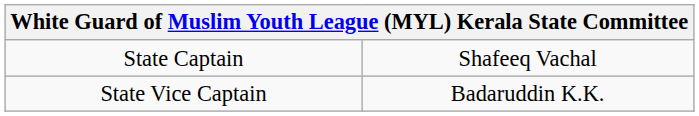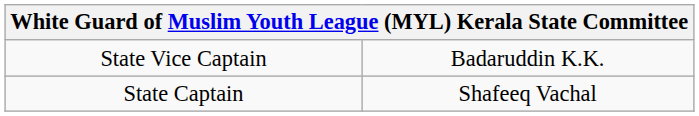rows swapped: (183, 57) <-> (183, 93)
